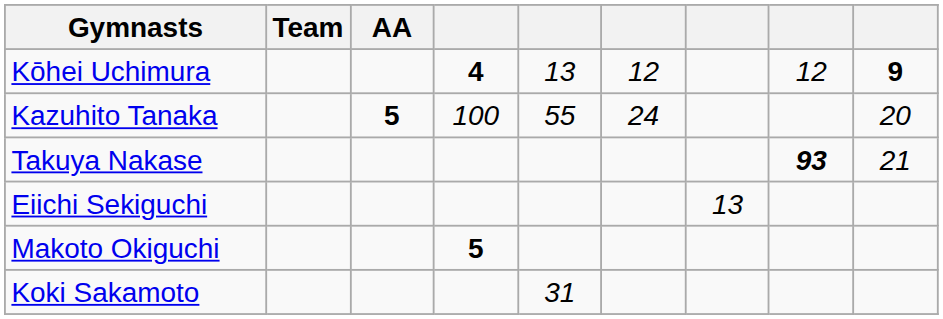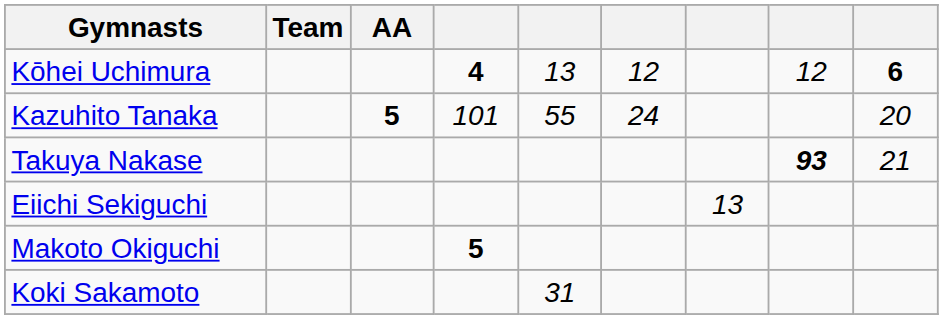(895, 72) 9 -> (895, 72) 6
(476, 116) 100 -> (476, 116) 101
